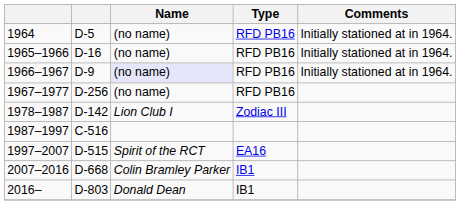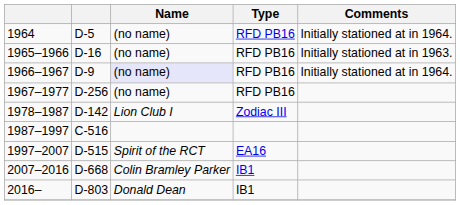(376, 53) Initially stationed at in 1964. -> (376, 53) Initially stationed at in 1963.
